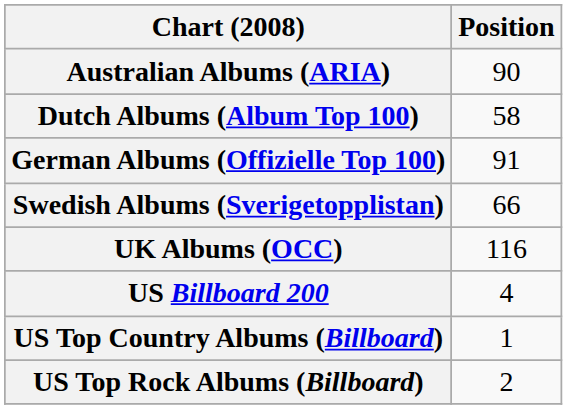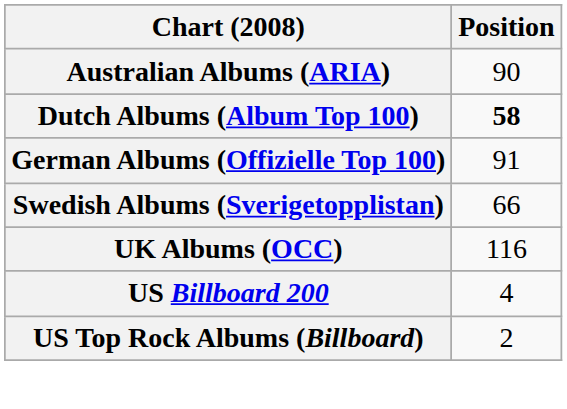(506, 115) normal -> (506, 115) bold
- row: (228, 337)
